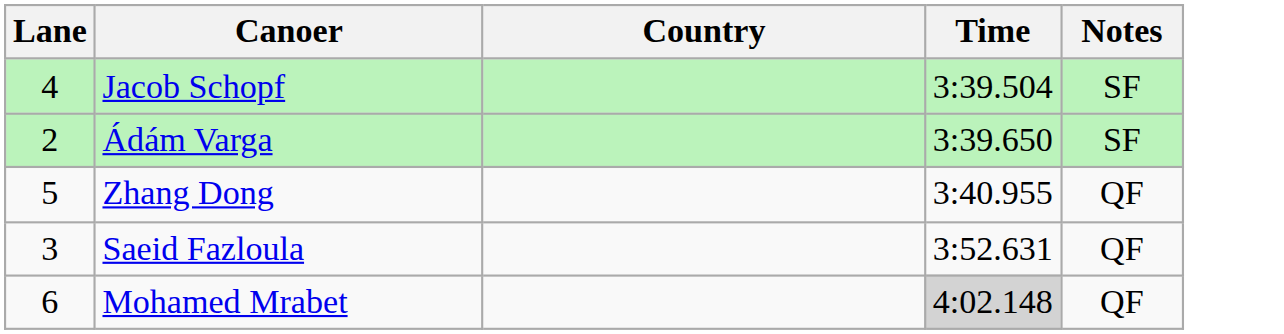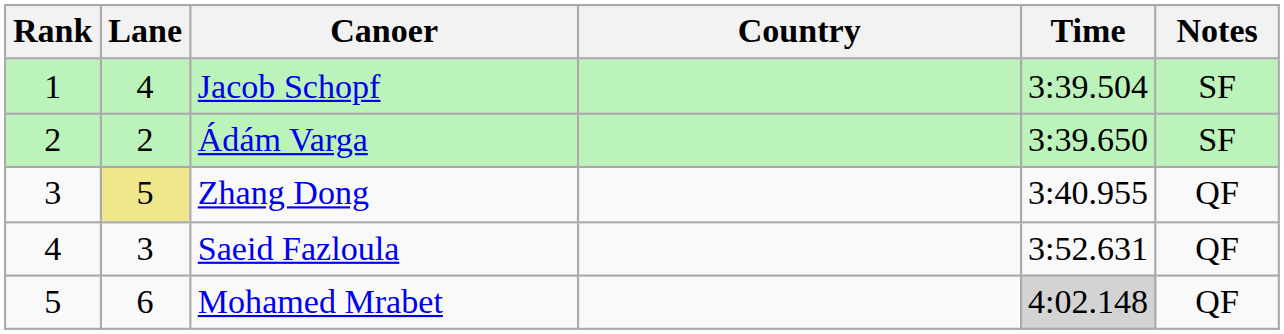+ column: (53, 31)
(50, 193) no background -> (145, 193) khaki background
